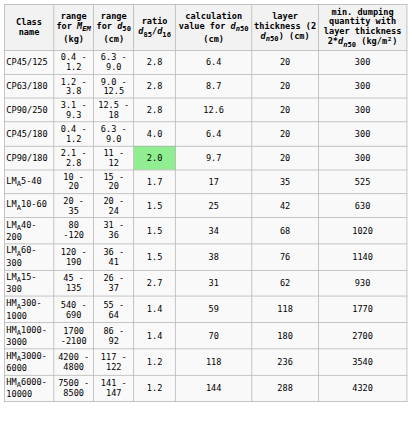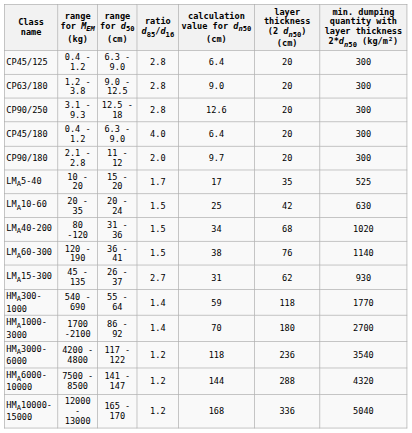(214, 86) 8.7 -> (216, 86) 9.0
(155, 158) lightgreen background -> (158, 158) no background
+ row: (29, 411)
